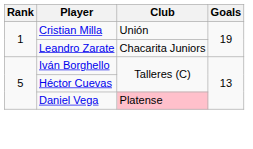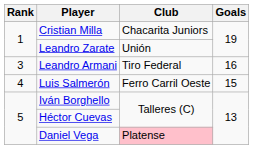(134, 30) Unión -> (165, 30) Chacarita Juniors
(163, 48) Chacarita Juniors -> (136, 48) Unión
+ row: (78, 65)
+ row: (74, 83)
